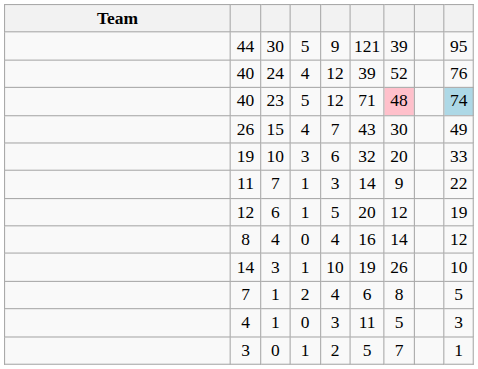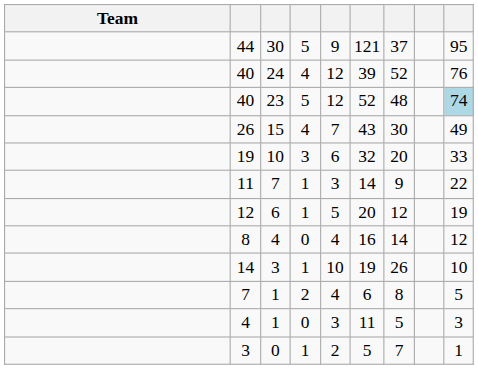(399, 45) 39 -> (399, 45) 37
(367, 101) 71 -> (367, 101) 52
(399, 101) pink background -> (399, 101) no background
